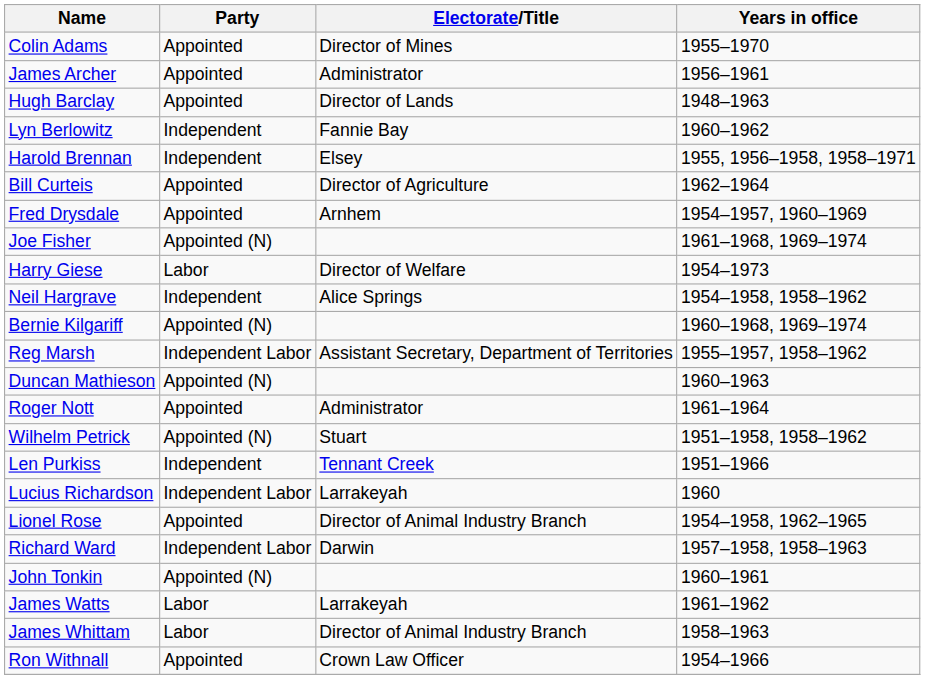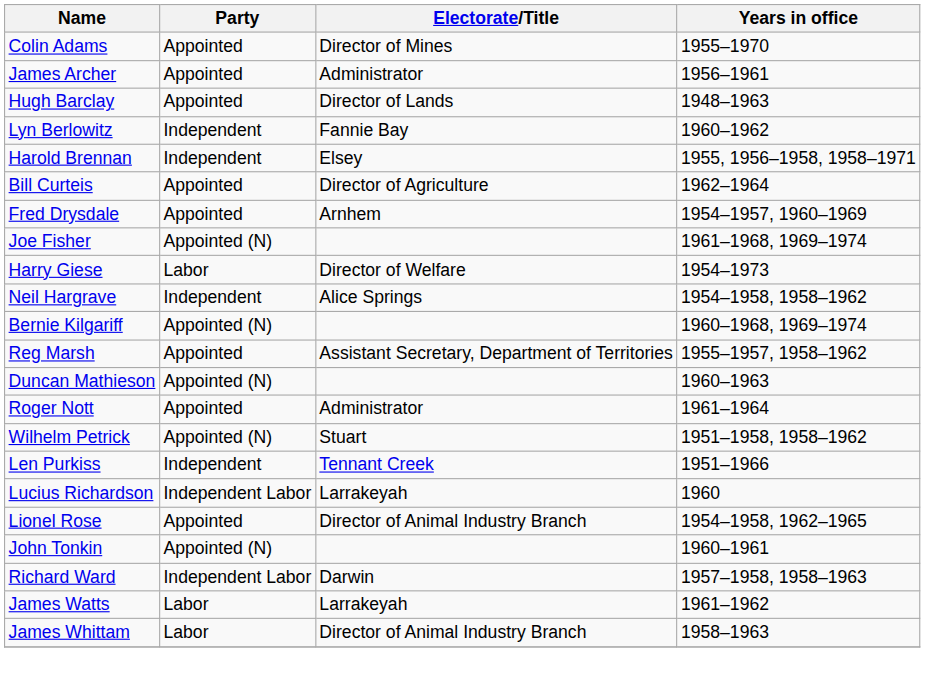(237, 353) Independent Labor -> (203, 353) Appointed
rows swapped: (55, 576) <-> (62, 548)
- row: (58, 660)
